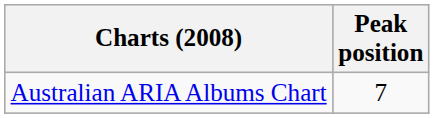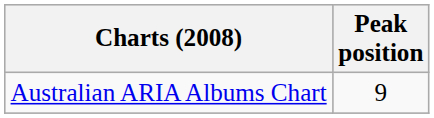(381, 92) 7 -> (381, 92) 9
